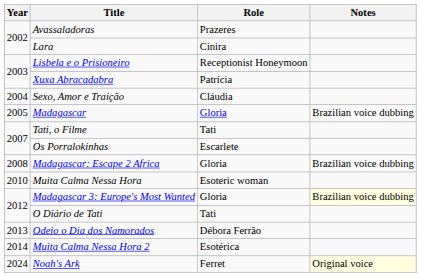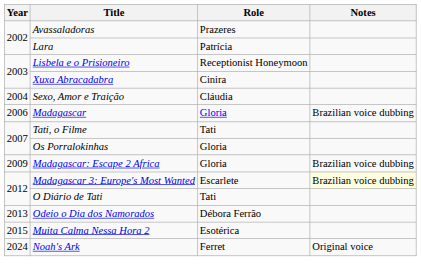(213, 46) Cinira -> (216, 46) Patrícia
(216, 79) Patrícia -> (213, 79) Cinira
(17, 113) 2005 -> (17, 113) 2006
(219, 146) Escarlete -> (213, 146) Gloria
(17, 163) 2008 -> (17, 163) 2009
- row: (87, 180)
(213, 197) Gloria -> (219, 180) Escarlete
(17, 247) 2014 -> (17, 230) 2015
(343, 264) lightyellow background -> (343, 247) no background
